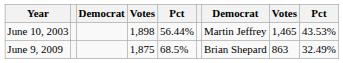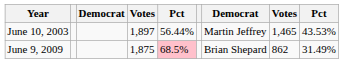(142, 31) 1,898 -> (142, 31) 1,897
(174, 49) no background -> (174, 49) pink background
(280, 49) 863 -> (280, 49) 862
(319, 49) 32.49% -> (319, 49) 31.49%
